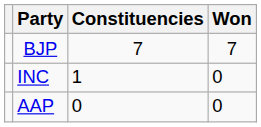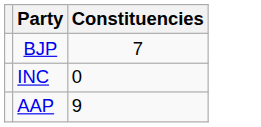- column: (232, 19)
(77, 77) 1 -> (77, 77) 0
(77, 106) 0 -> (77, 106) 9
